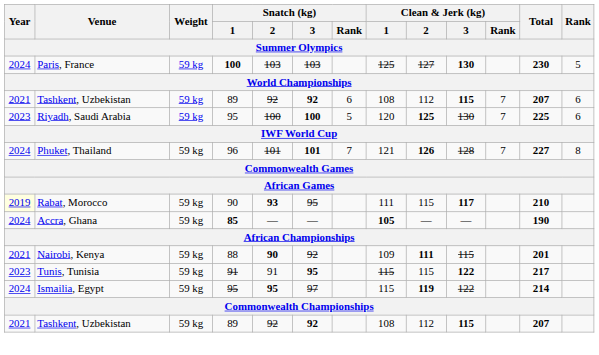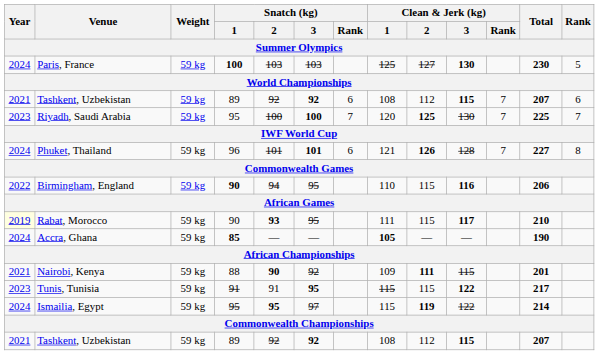(349, 116) 5 -> (350, 116) 7
(578, 116) 6 -> (578, 116) 7
(349, 151) 7 -> (350, 151) 6
+ row: (86, 185)
